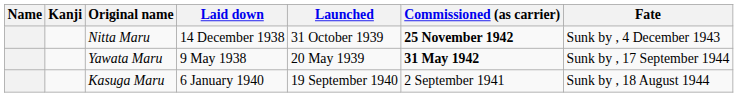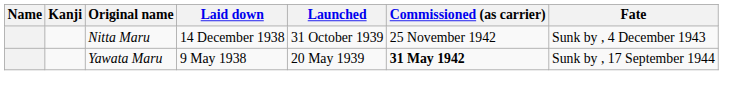(459, 37) bold -> (443, 37) normal
- row: (126, 80)
